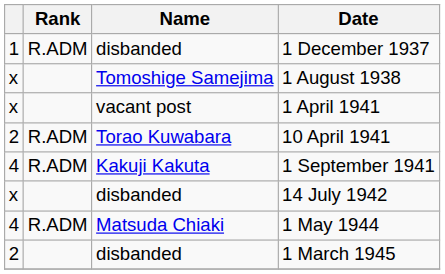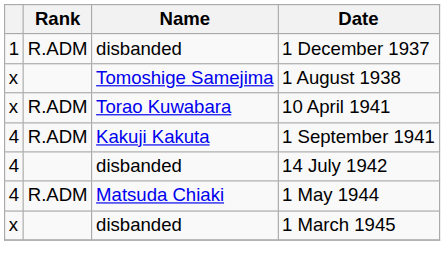- row: (331, 107)
(14, 136) 2 -> (13, 107) x
(13, 195) x -> (14, 166) 4
(14, 254) 2 -> (13, 225) x
